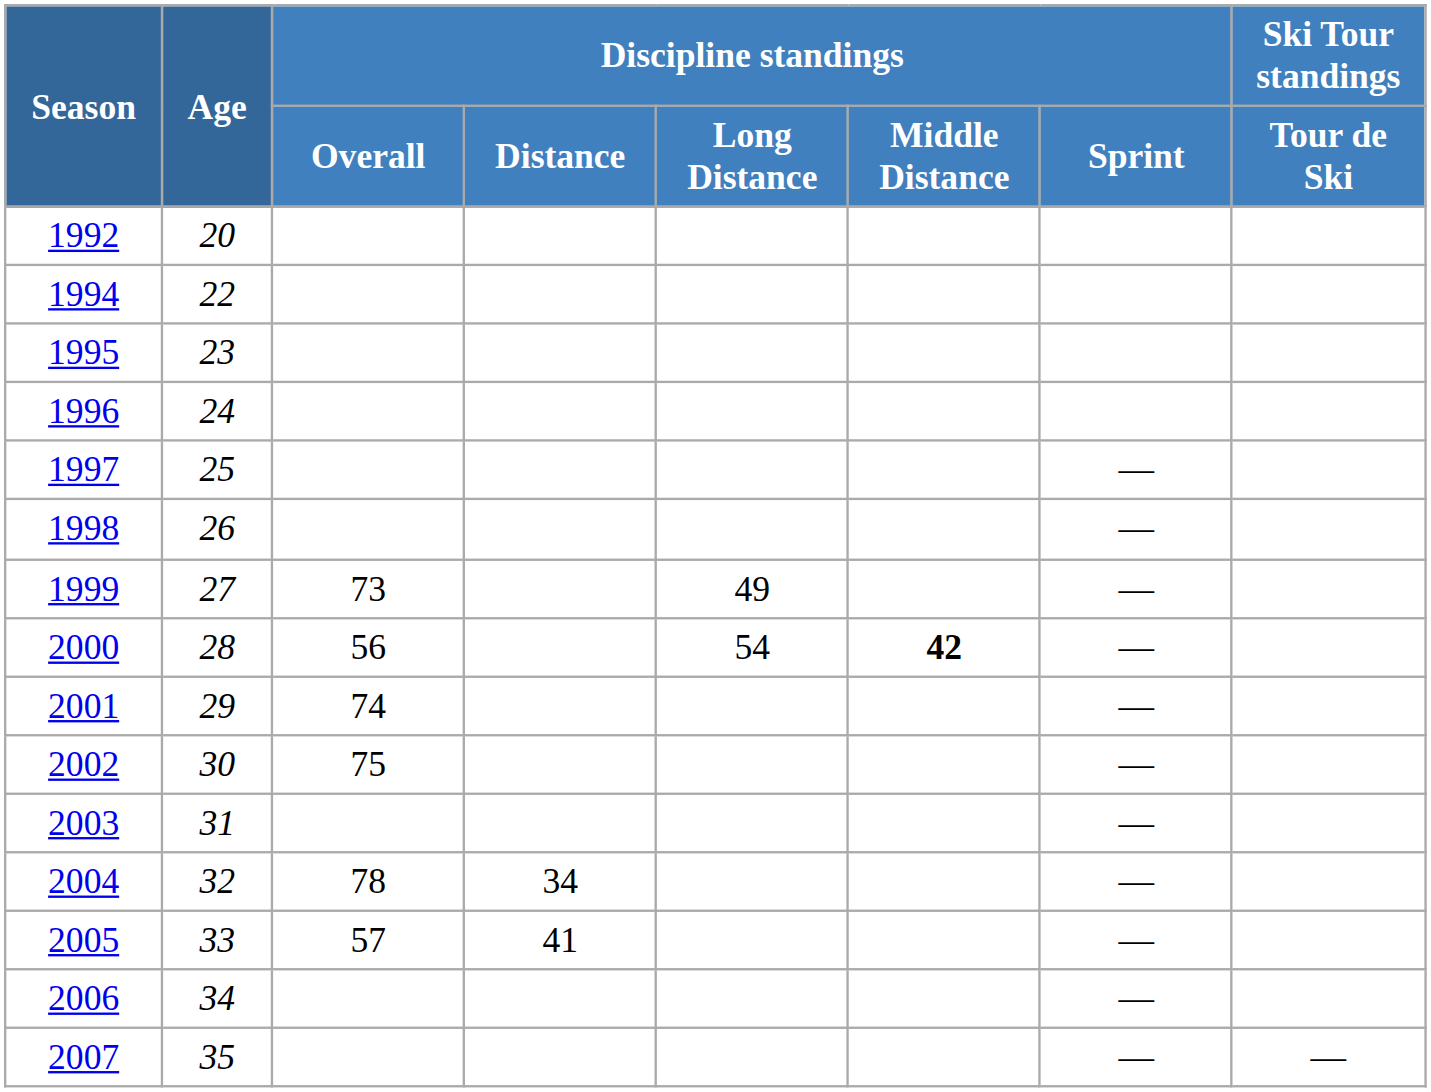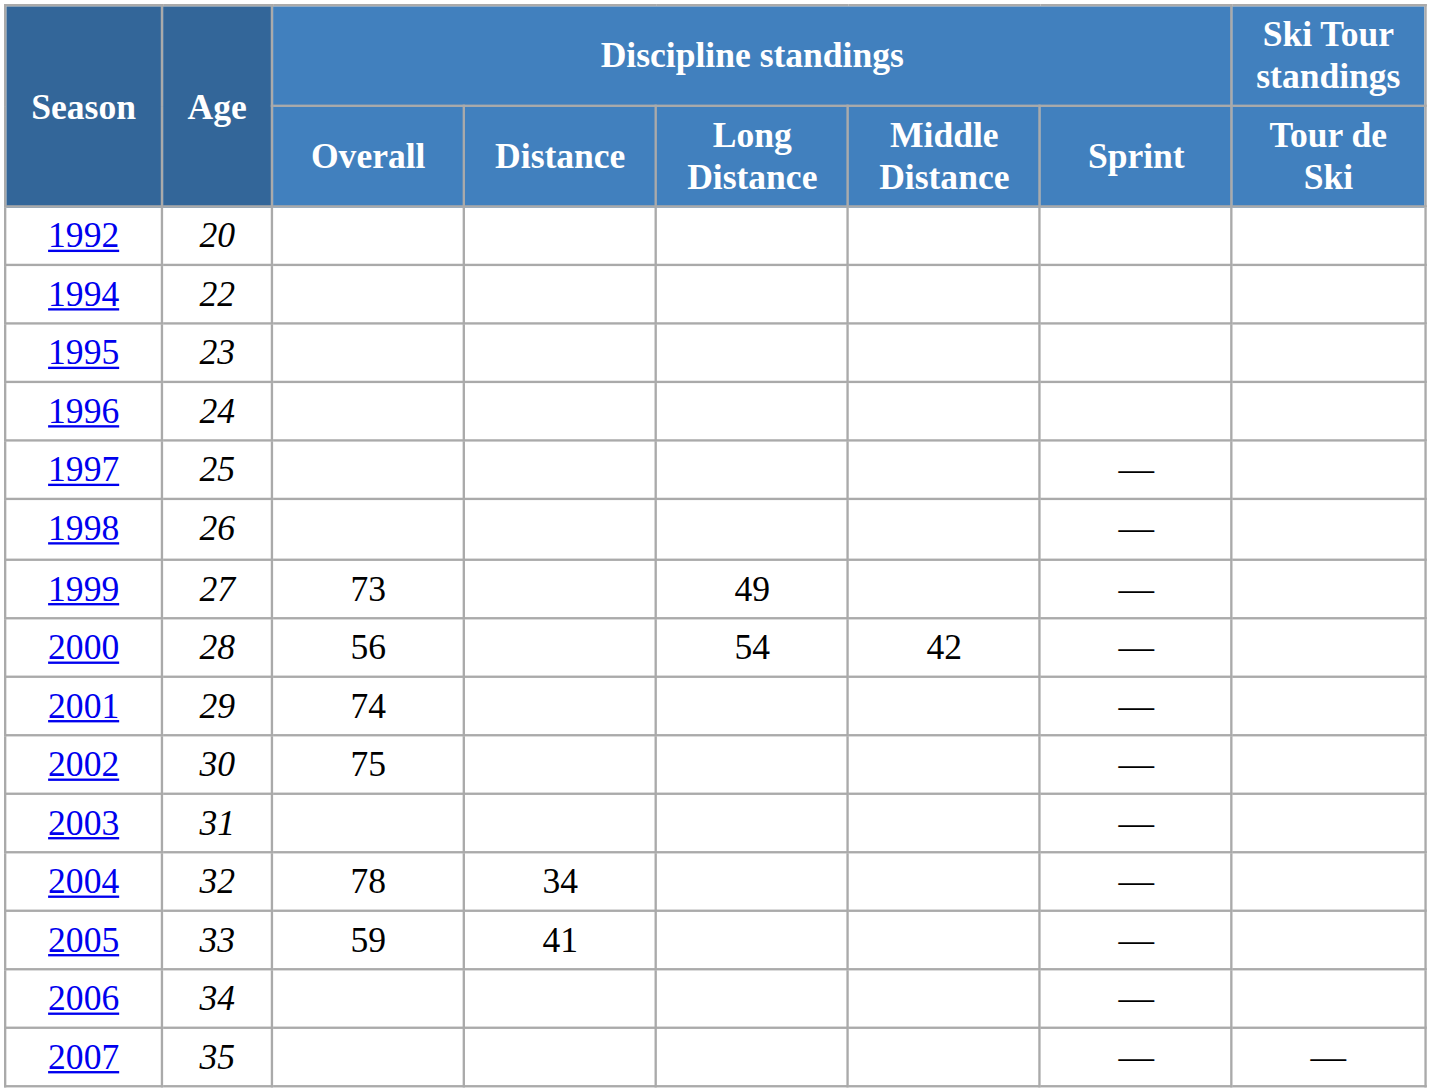(944, 646) bold -> (944, 646) normal
(368, 939) 57 -> (368, 939) 59
